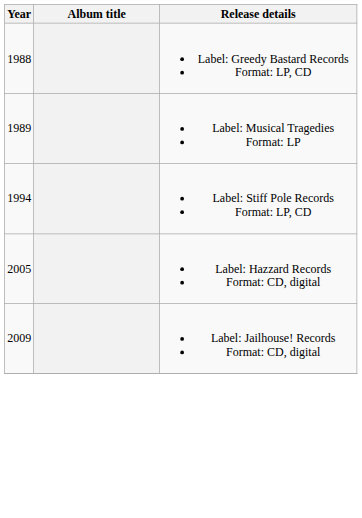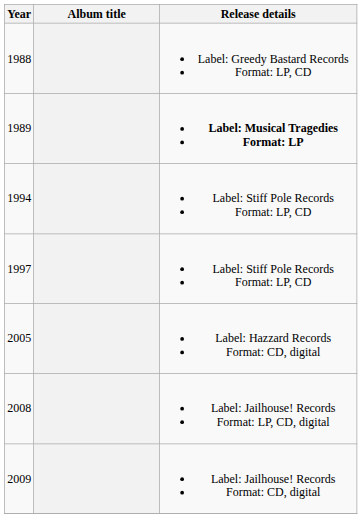(258, 135) normal -> (258, 135) bold
+ row: (19, 268)
+ row: (19, 408)
